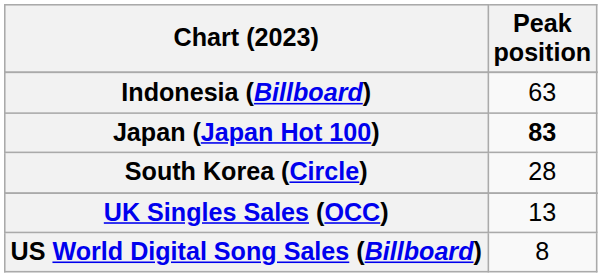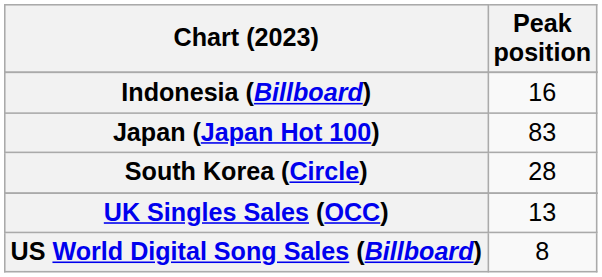(542, 92) 63 -> (542, 92) 16
(542, 132) bold -> (542, 132) normal
